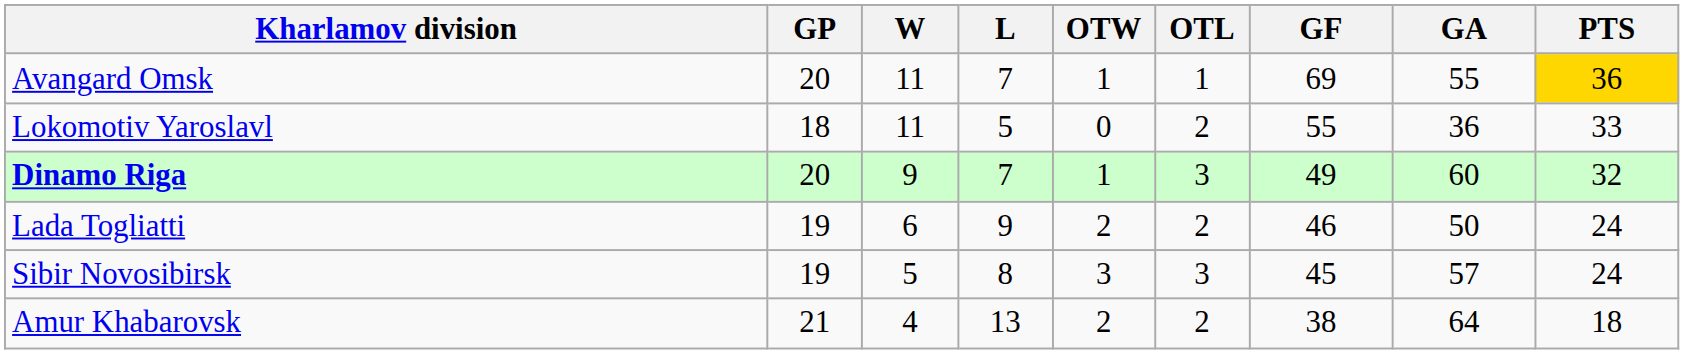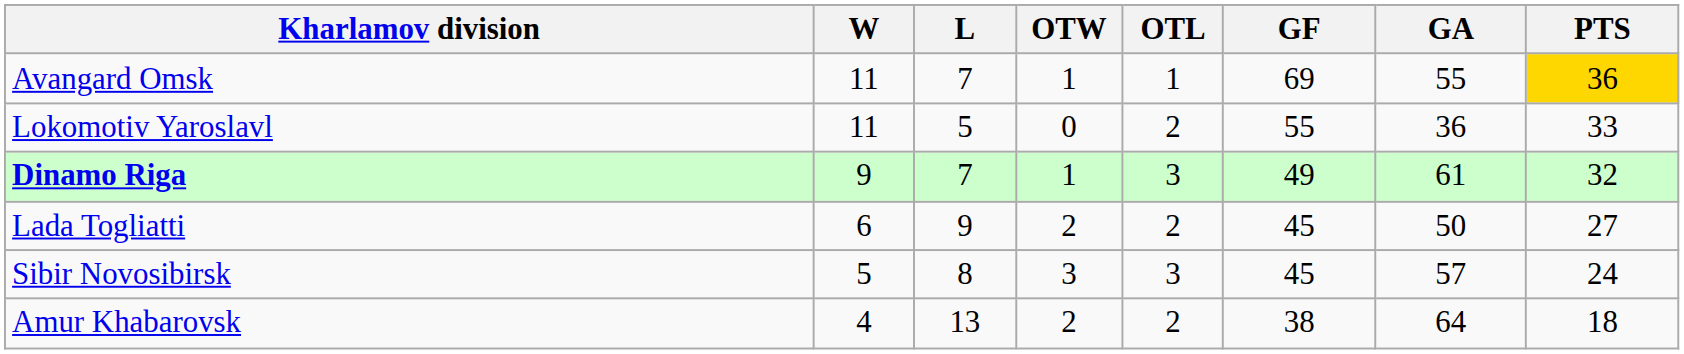- column: (815, 28)
(1464, 175) 60 -> (1451, 175) 61
(1321, 224) 46 -> (1299, 224) 45
(1607, 224) 24 -> (1602, 224) 27
